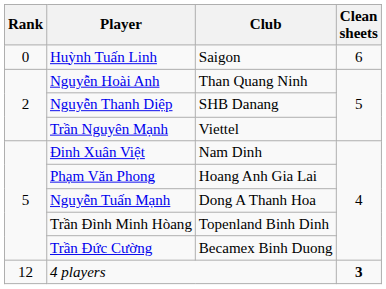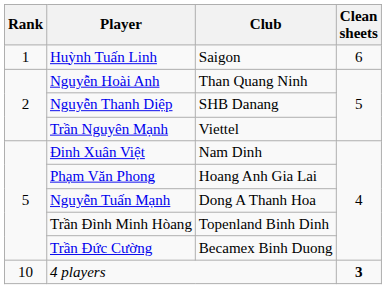(25, 57) 0 -> (25, 57) 1
(25, 271) 12 -> (25, 271) 10
